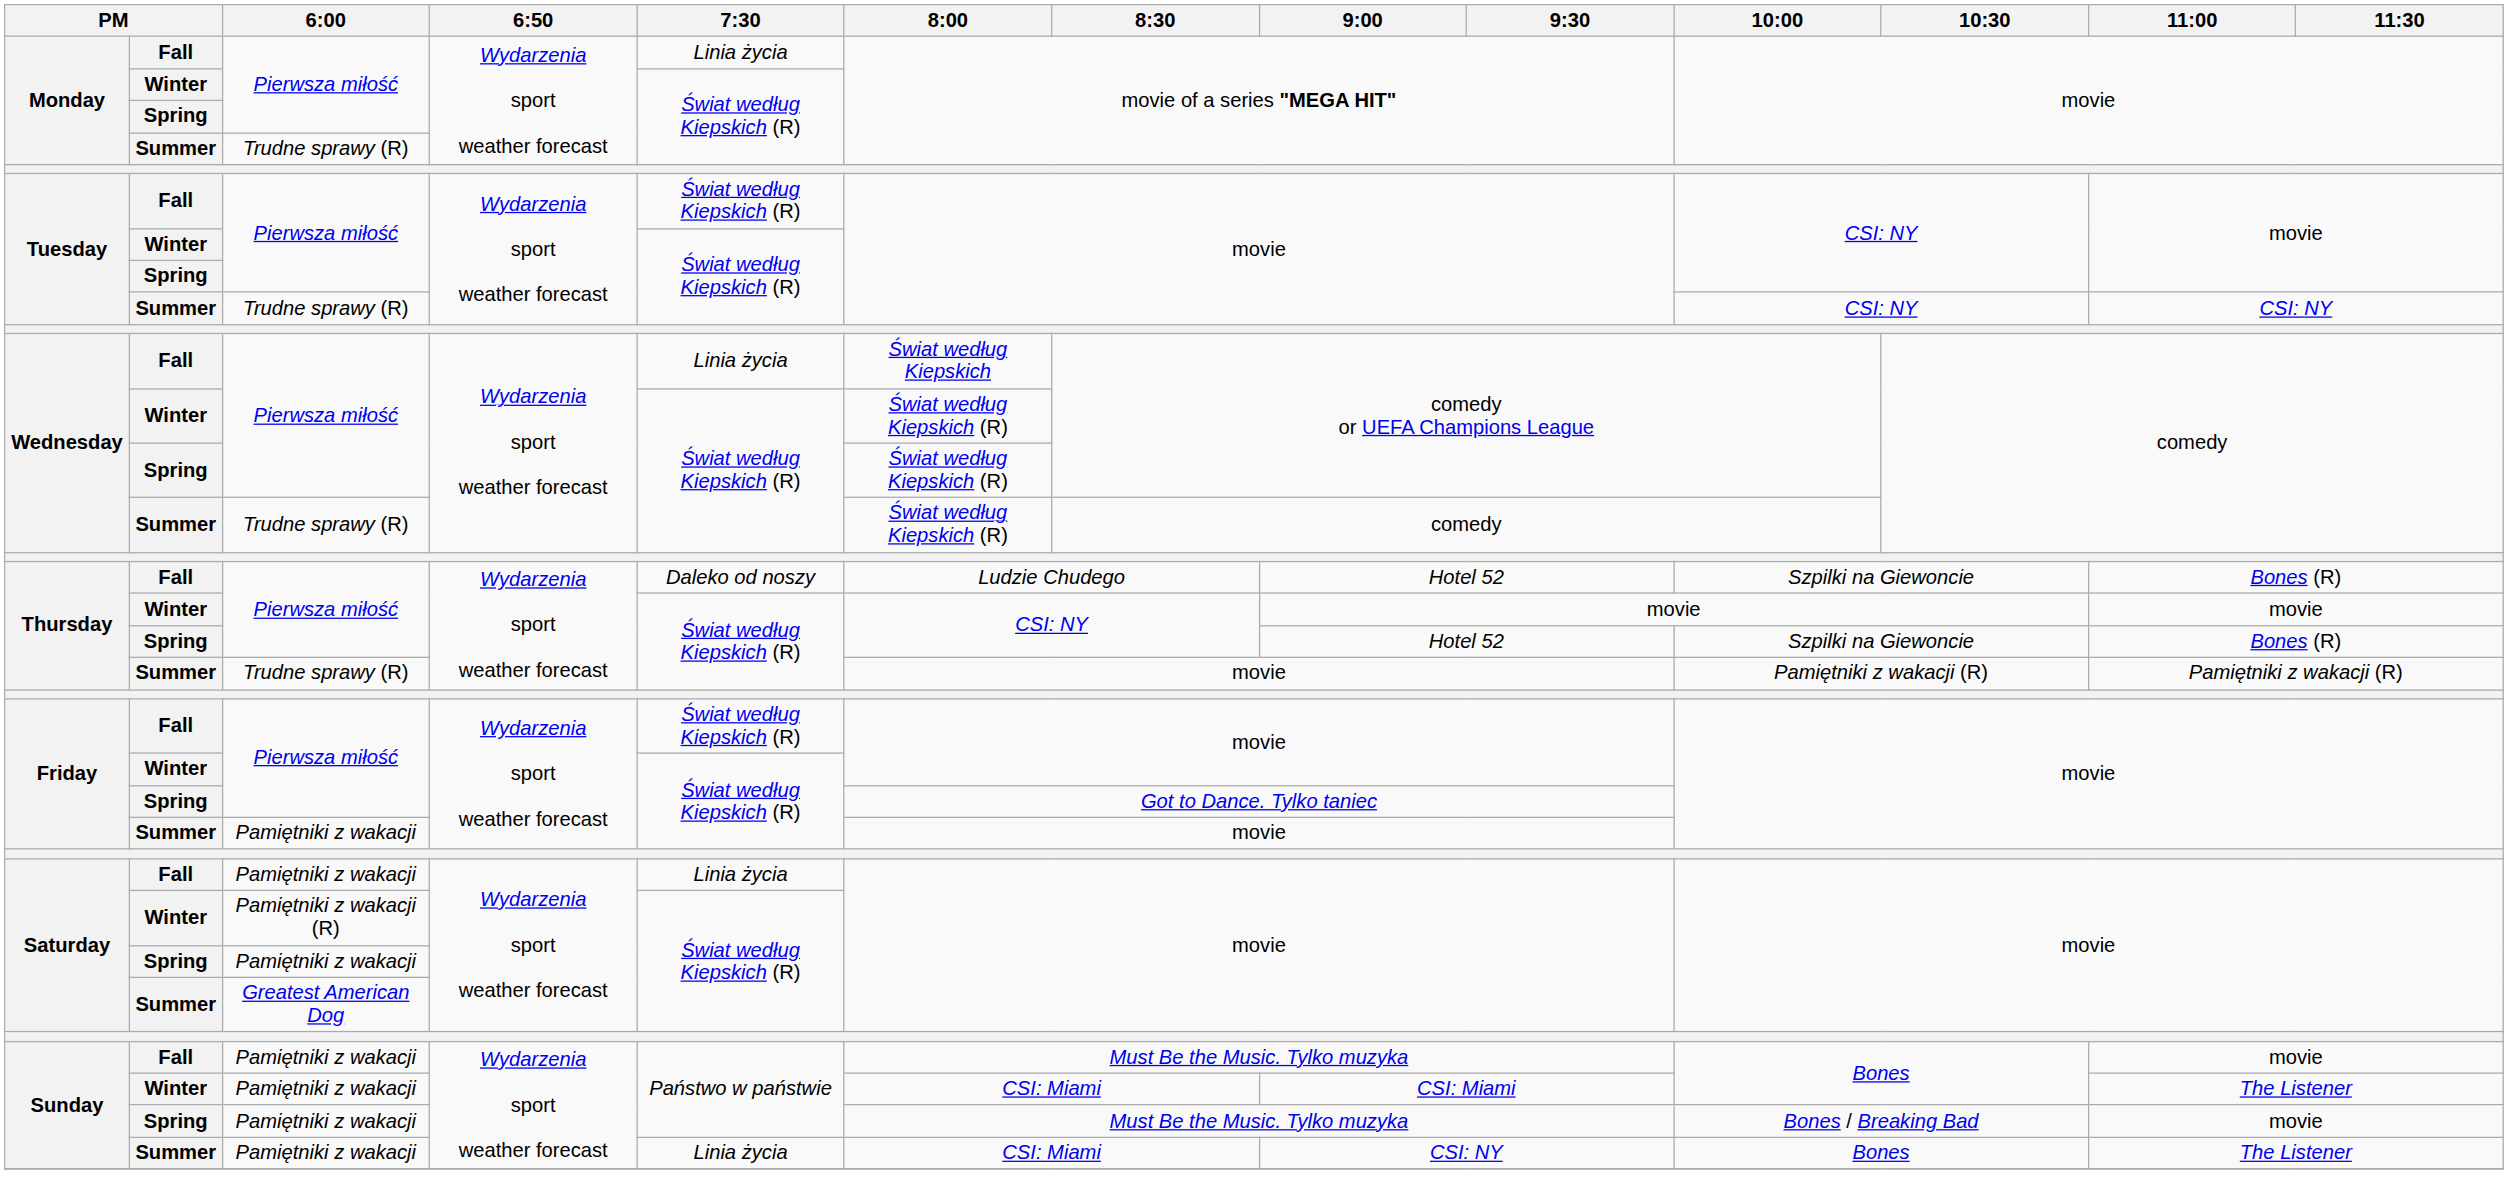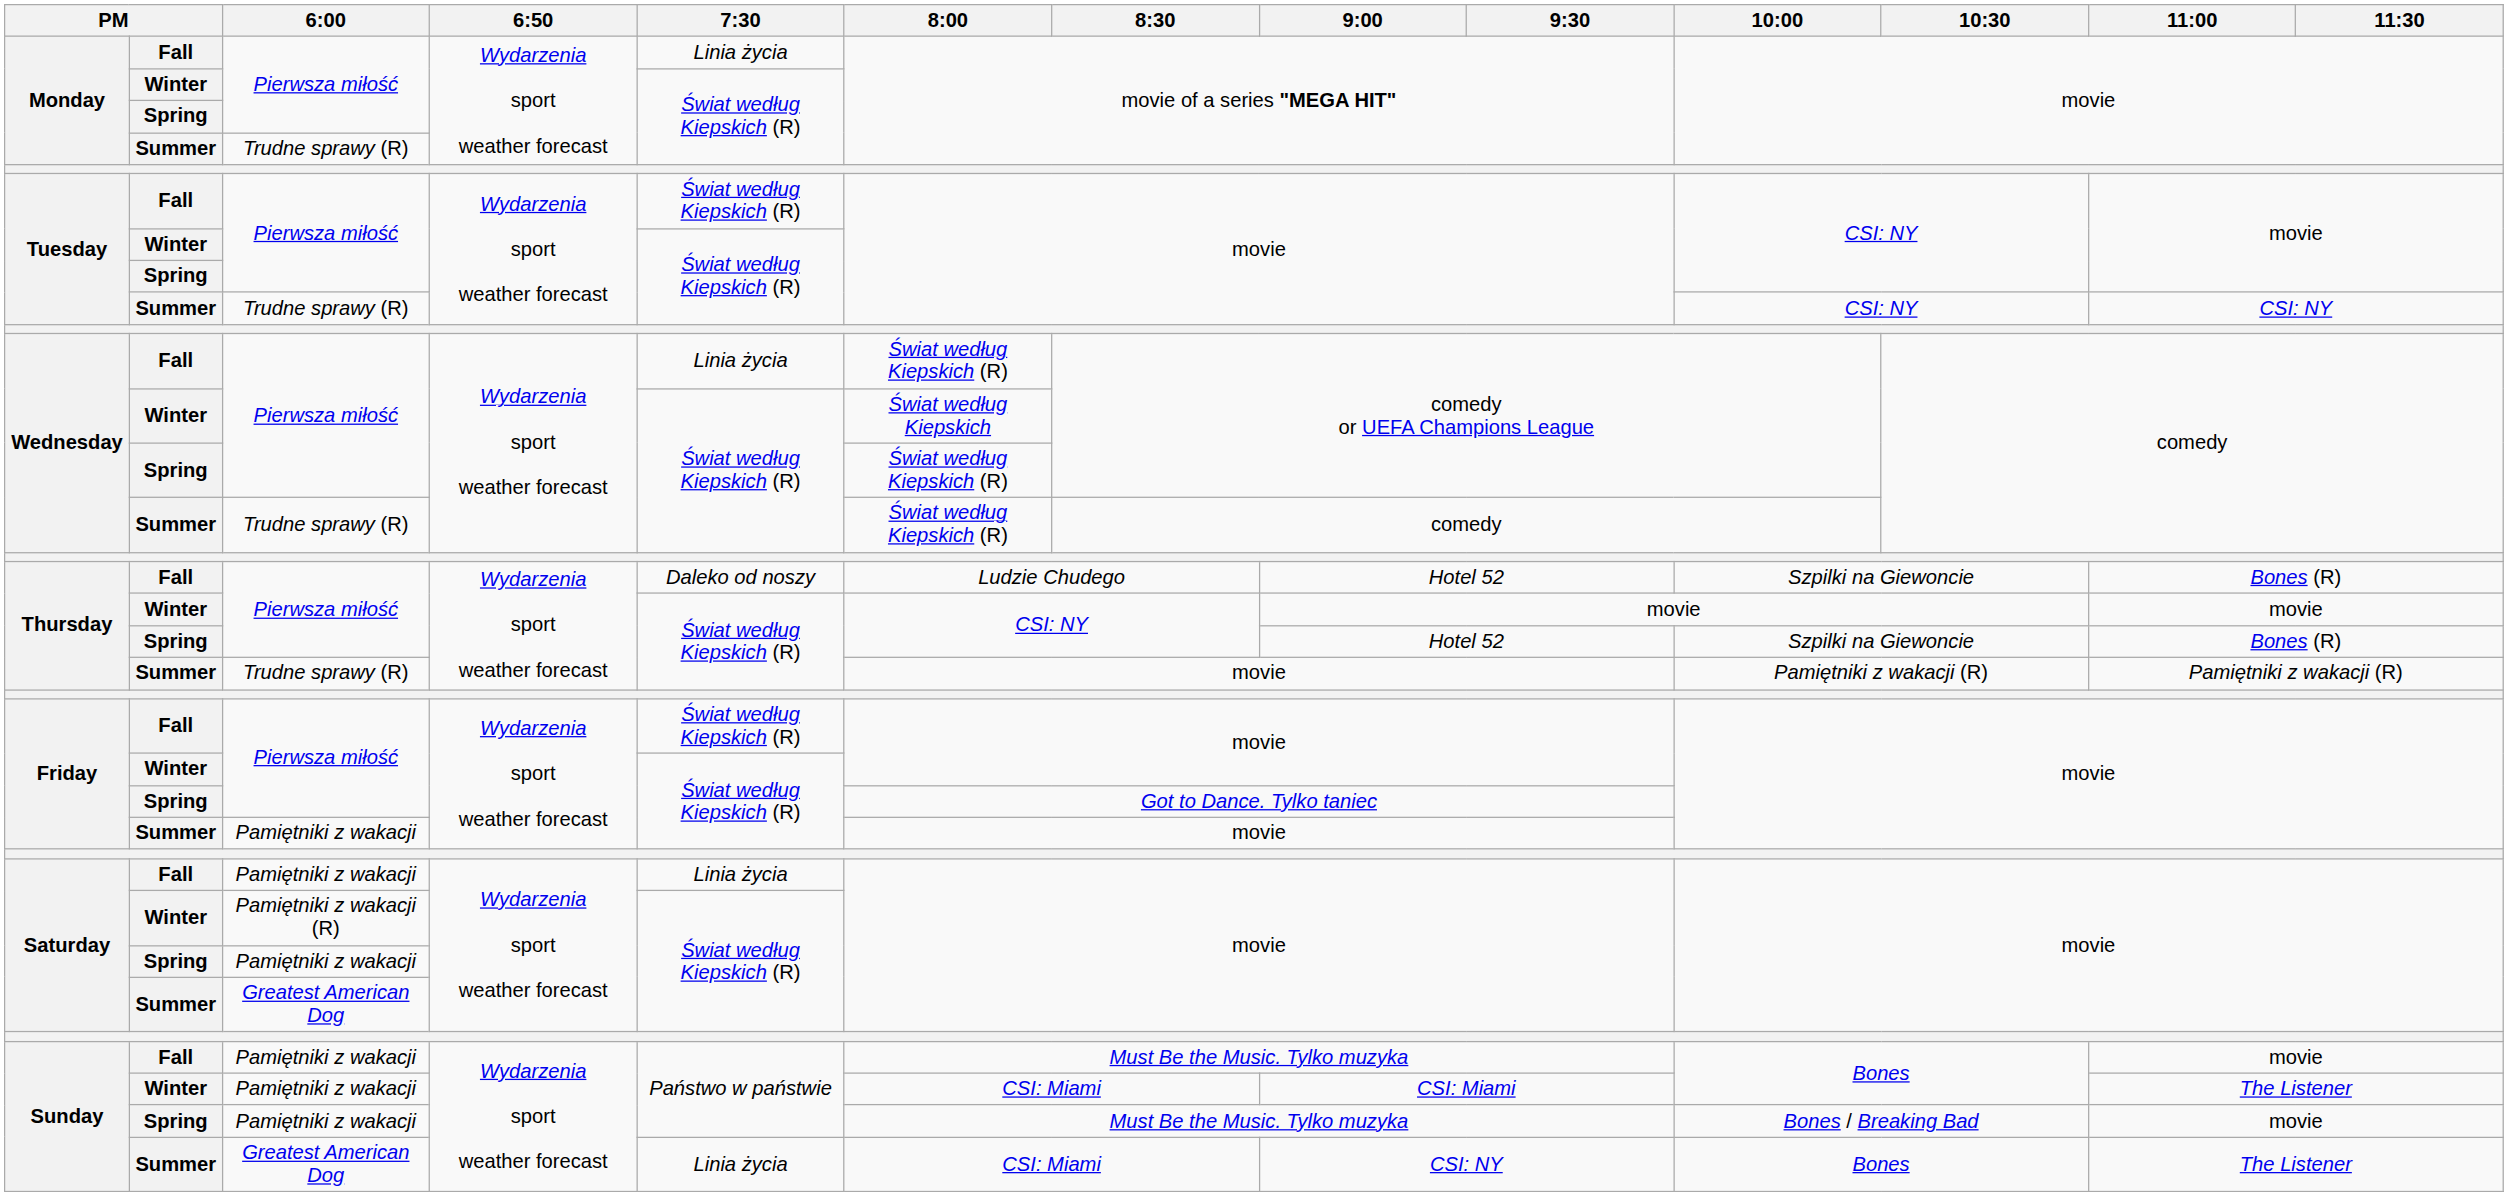(948, 360) Świat według Kiepskich -> (948, 360) Świat według Kiepskich (R)
(948, 415) Świat według Kiepskich (R) -> (948, 415) Świat według Kiepskich
(326, 1152) Pamiętniki z wakacji -> (326, 1164) Greatest American Dog
